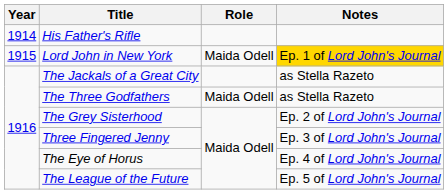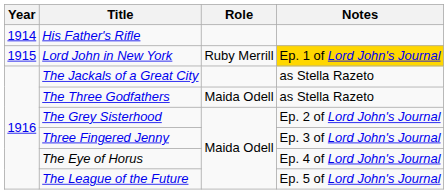(239, 55) Maida Odell -> (239, 55) Ruby Merrill
